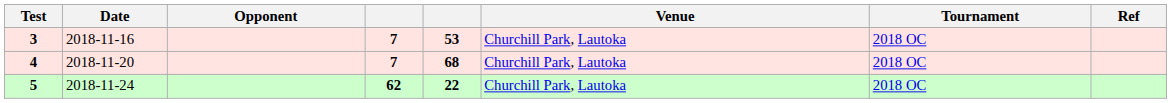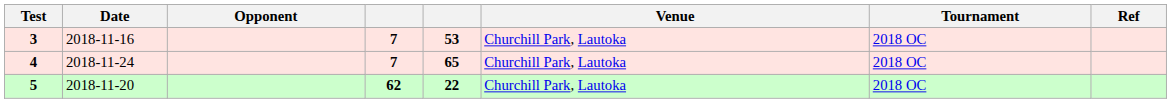(100, 62) 2018-11-20 -> (100, 62) 2018-11-24
(452, 62) 68 -> (452, 62) 65
(100, 86) 2018-11-24 -> (100, 86) 2018-11-20
